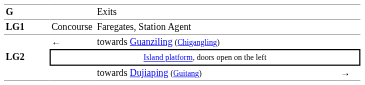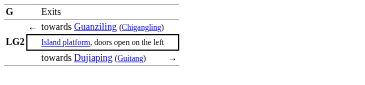- row: (72, 26)
